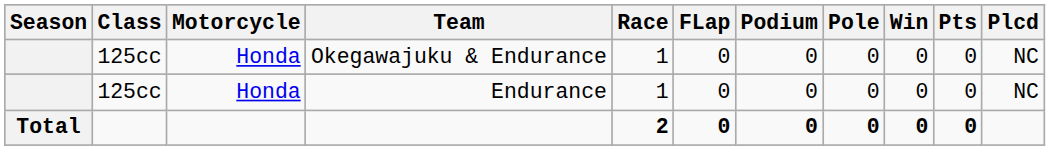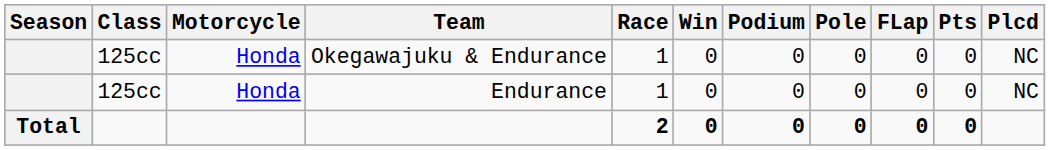columns swapped: (909, 22) <-> (705, 22)
